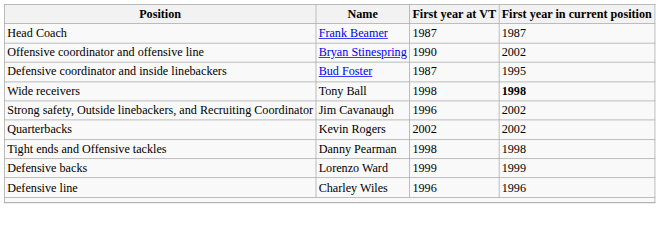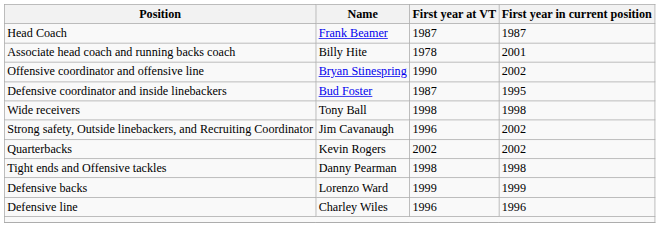+ row: (121, 52)
(514, 91) bold -> (514, 110) normal
